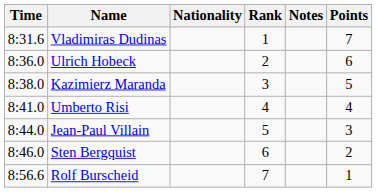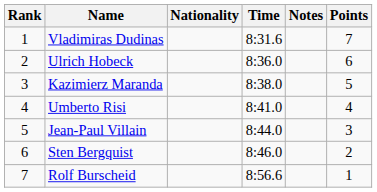columns swapped: (265, 15) <-> (26, 15)
